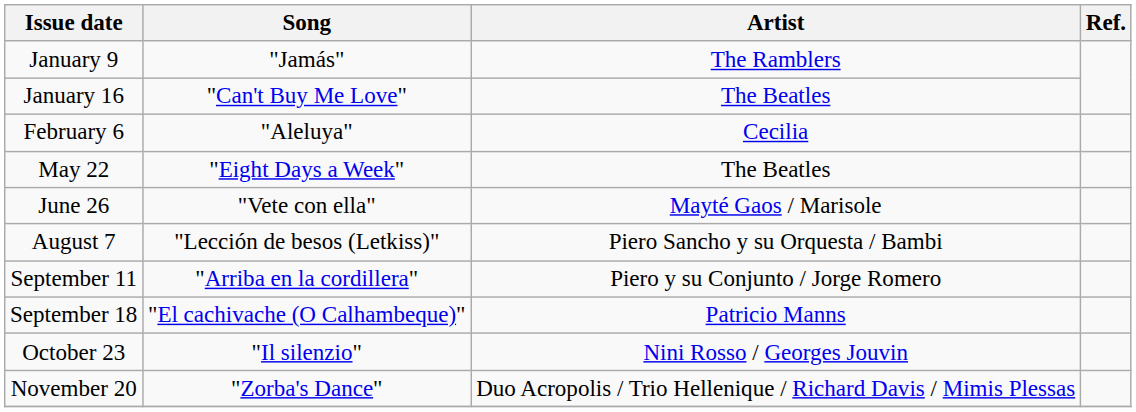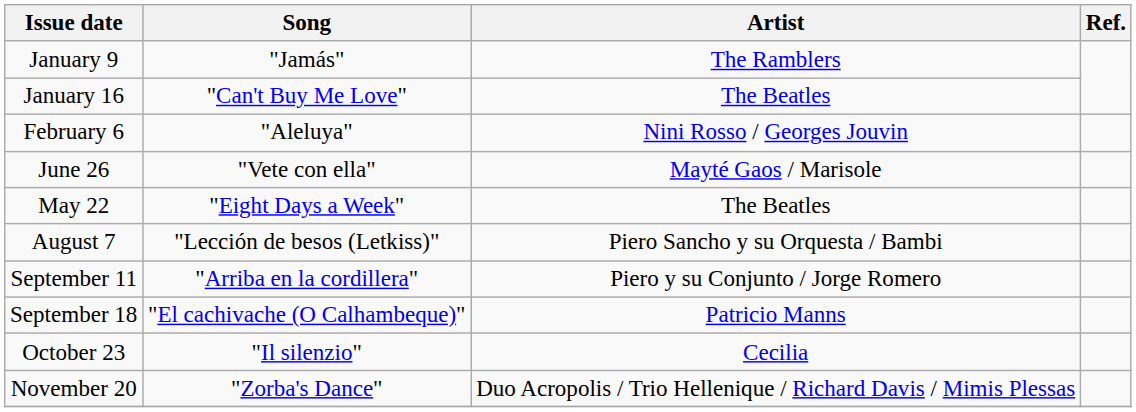(776, 132) Cecilia -> (776, 132) Nini Rosso / Georges Jouvin
rows swapped: (74, 168) <-> (74, 205)
(776, 351) Nini Rosso / Georges Jouvin -> (776, 351) Cecilia
